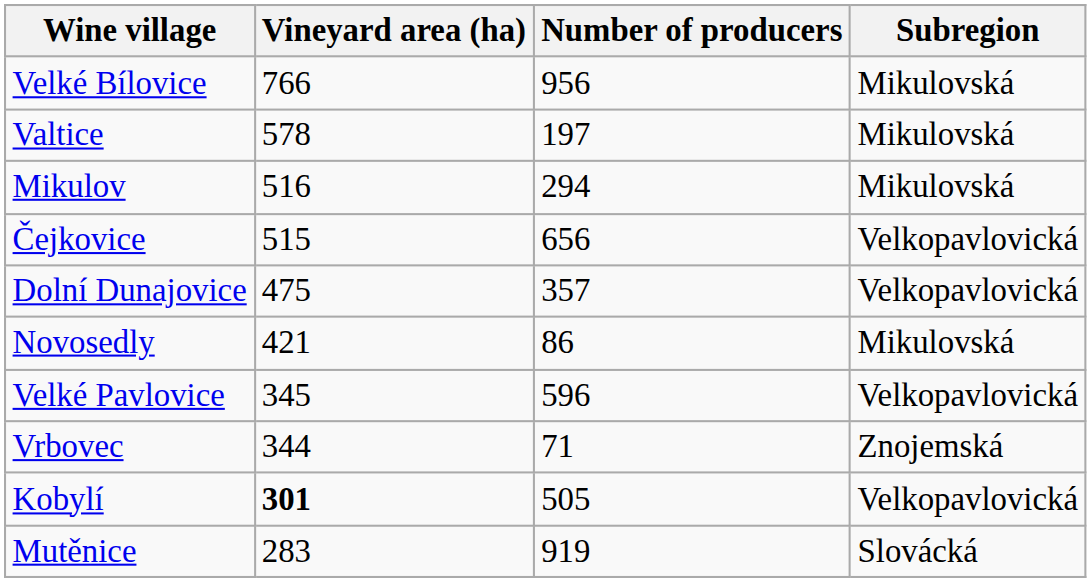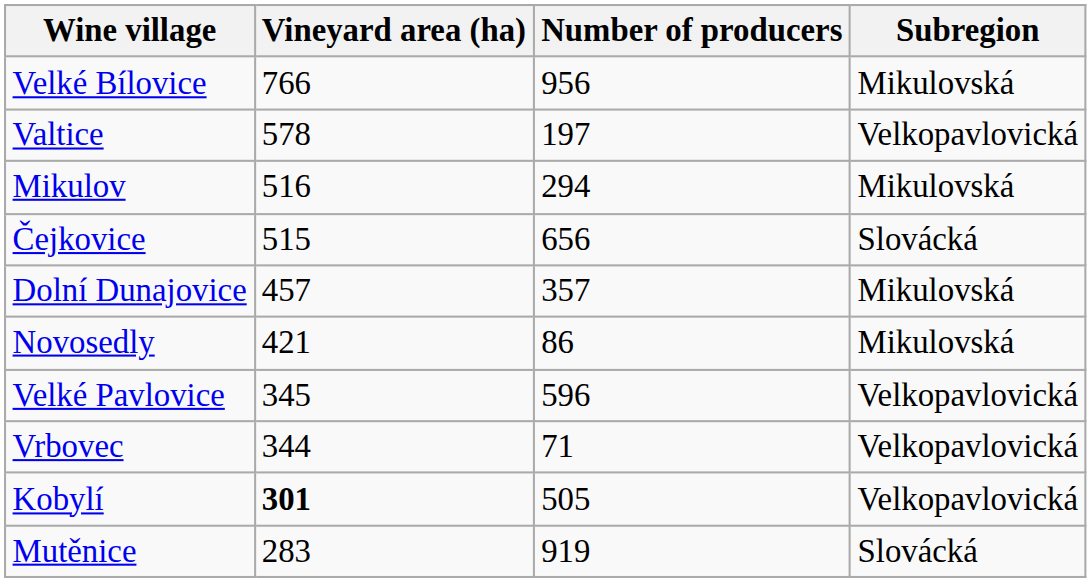(936, 134) Mikulovská -> (968, 134) Velkopavlovická
(968, 238) Velkopavlovická -> (918, 238) Slovácká
(286, 290) 475 -> (286, 290) 457
(968, 290) Velkopavlovická -> (936, 290) Mikulovská
(930, 446) Znojemská -> (968, 446) Velkopavlovická
